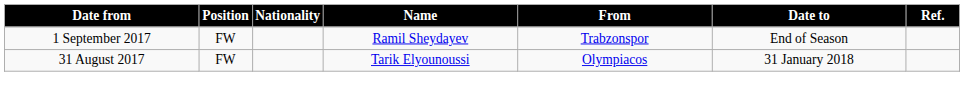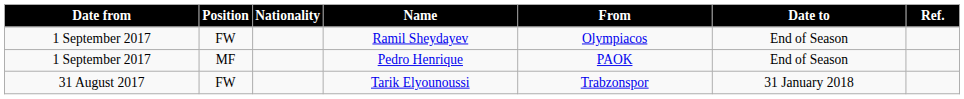(615, 38) Trabzonspor -> (615, 38) Olympiacos
+ row: (420, 60)
(615, 60) Olympiacos -> (615, 83) Trabzonspor
